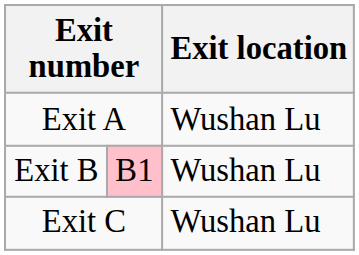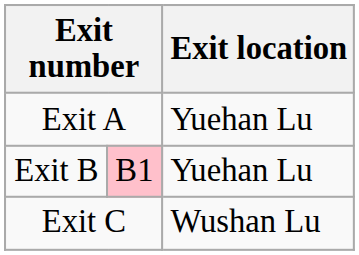(245, 118) Wushan Lu -> (242, 118) Yuehan Lu
(245, 170) Wushan Lu -> (242, 170) Yuehan Lu
